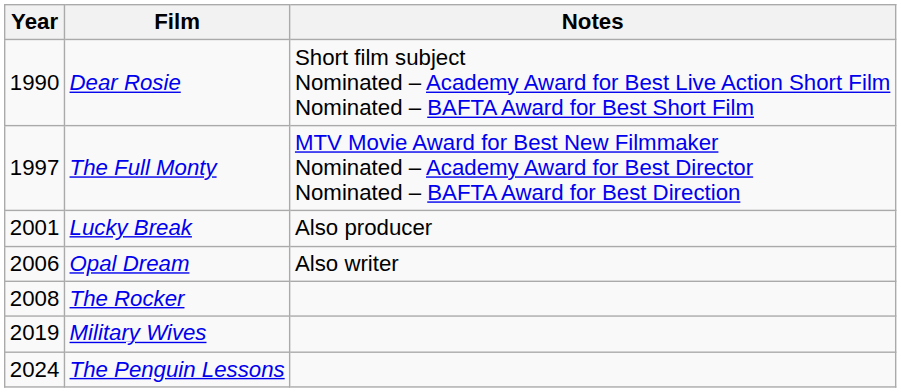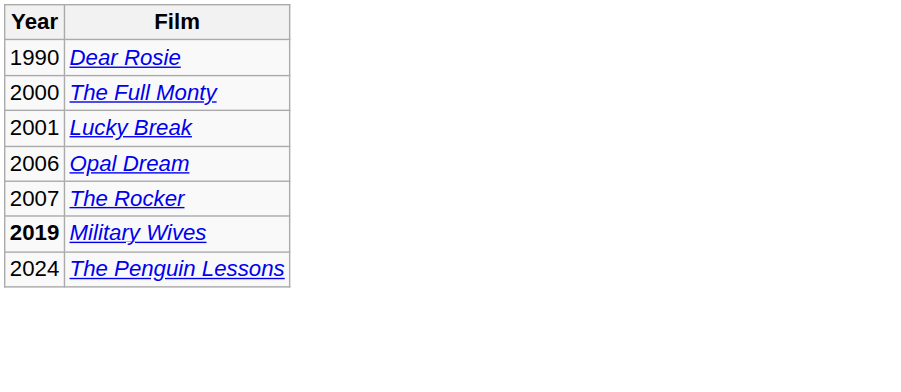- column: (593, 22)
(35, 167) 1997 -> (35, 92) 2000
(35, 298) 2008 -> (35, 198) 2007
(35, 333) normal -> (35, 233) bold
